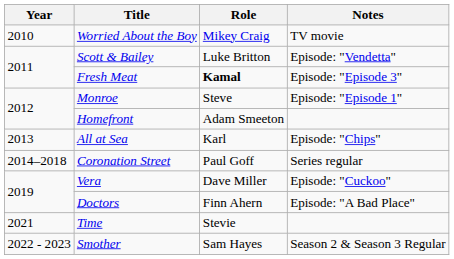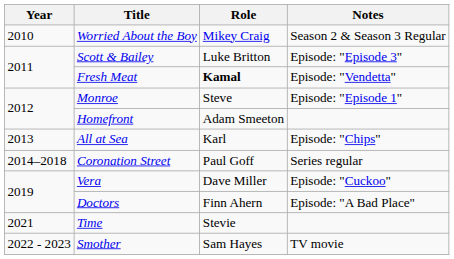(317, 35) TV movie -> (368, 35) Season 2 & Season 3 Regular
(343, 56) Episode: "Vendetta" -> (346, 56) Episode: "Episode 3"
(346, 77) Episode: "Episode 3" -> (343, 77) Episode: "Vendetta"
(368, 243) Season 2 & Season 3 Regular -> (317, 243) TV movie
